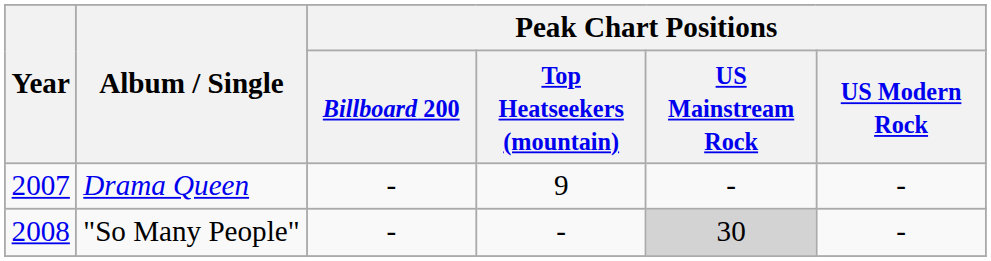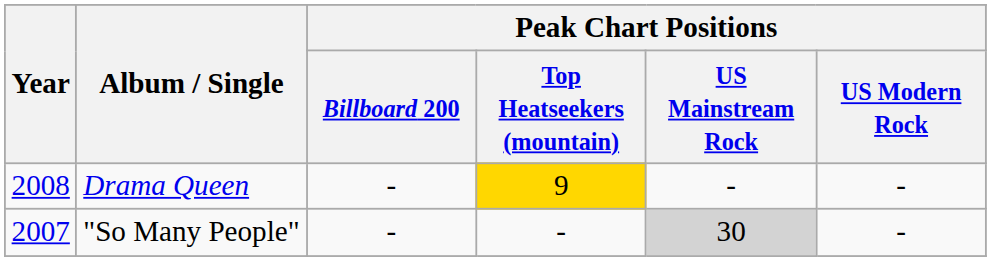(41, 185) 2007 -> (41, 185) 2008
(561, 185) no background -> (561, 185) gold background
(41, 231) 2008 -> (41, 231) 2007
